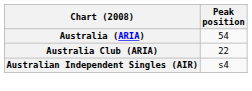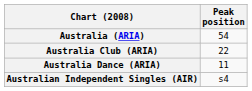+ row: (102, 65)
